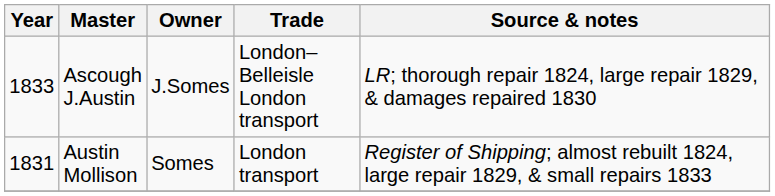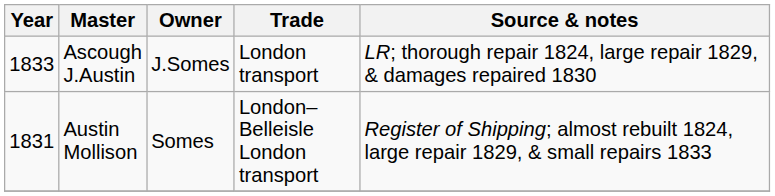(279, 86) London–Belleisle London transport -> (279, 63) London transport
(279, 163) London transport -> (279, 141) London–Belleisle London transport
